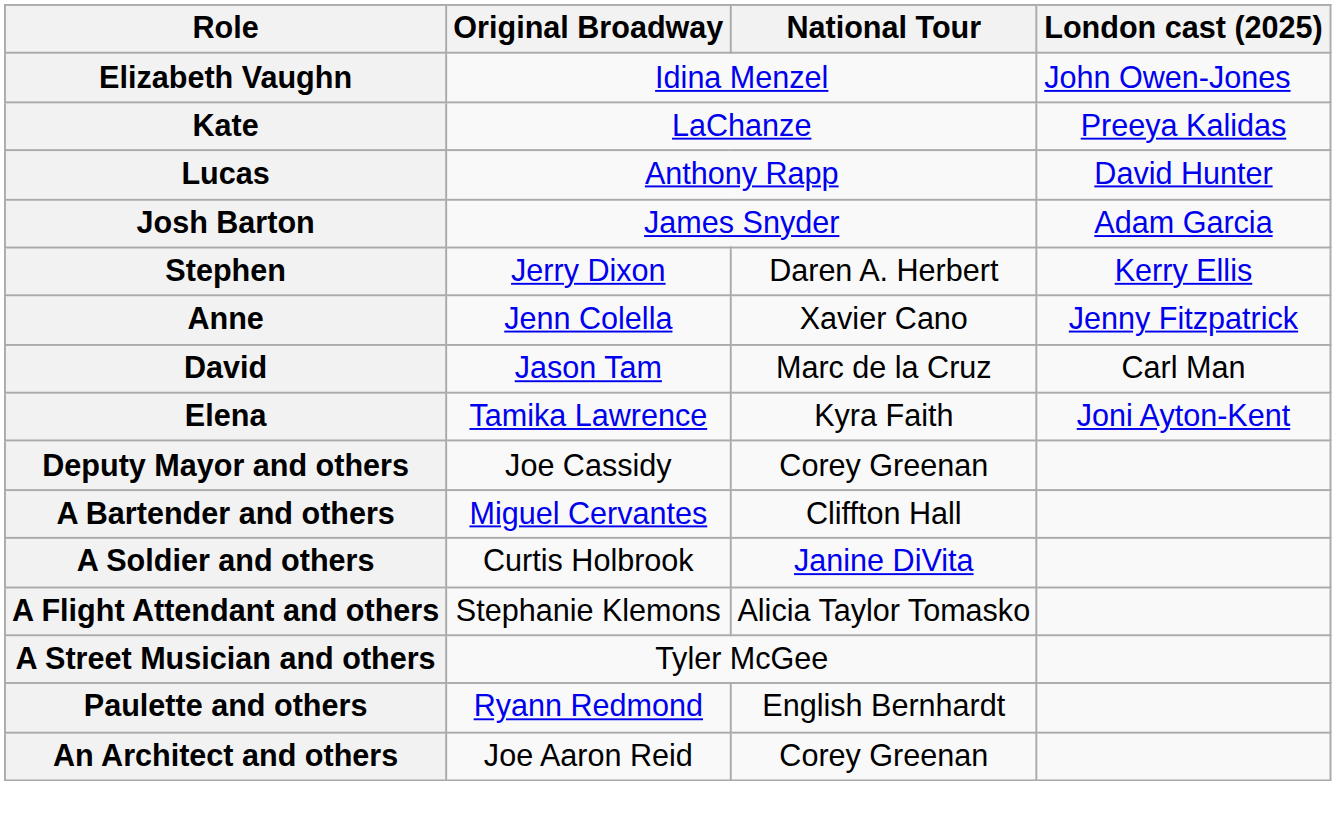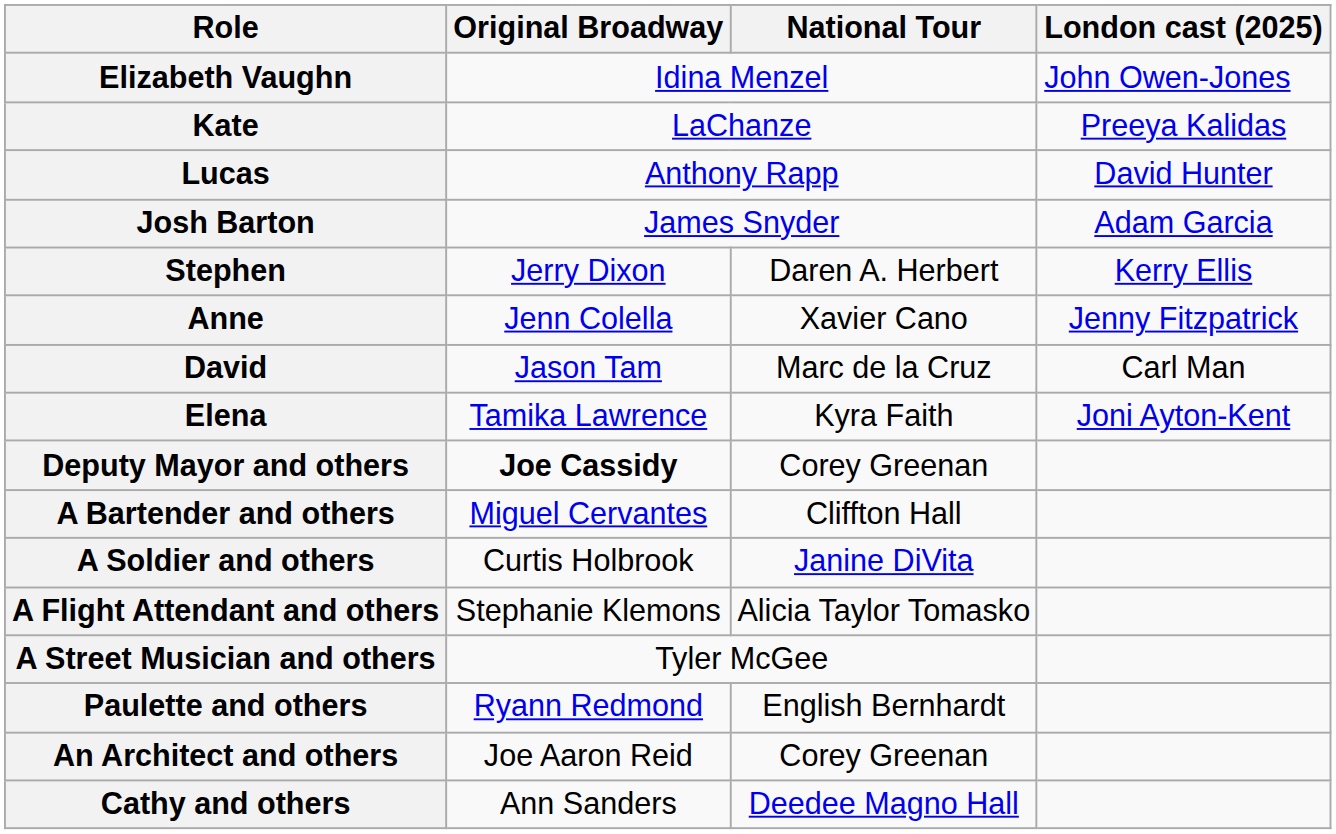(588, 464) normal -> (588, 464) bold
+ row: (226, 804)
